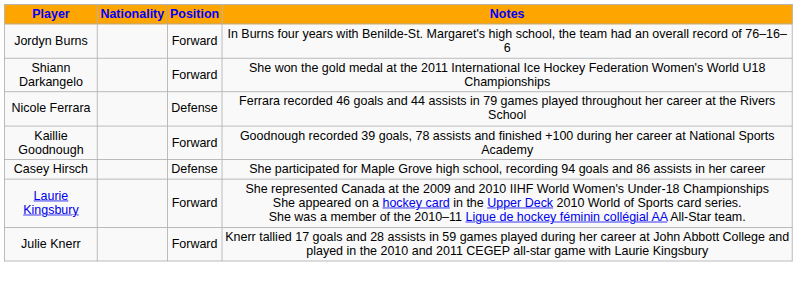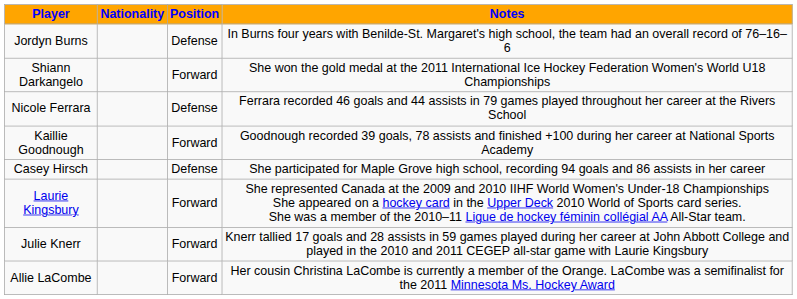(195, 41) Forward -> (195, 41) Defense
+ row: (51, 278)
